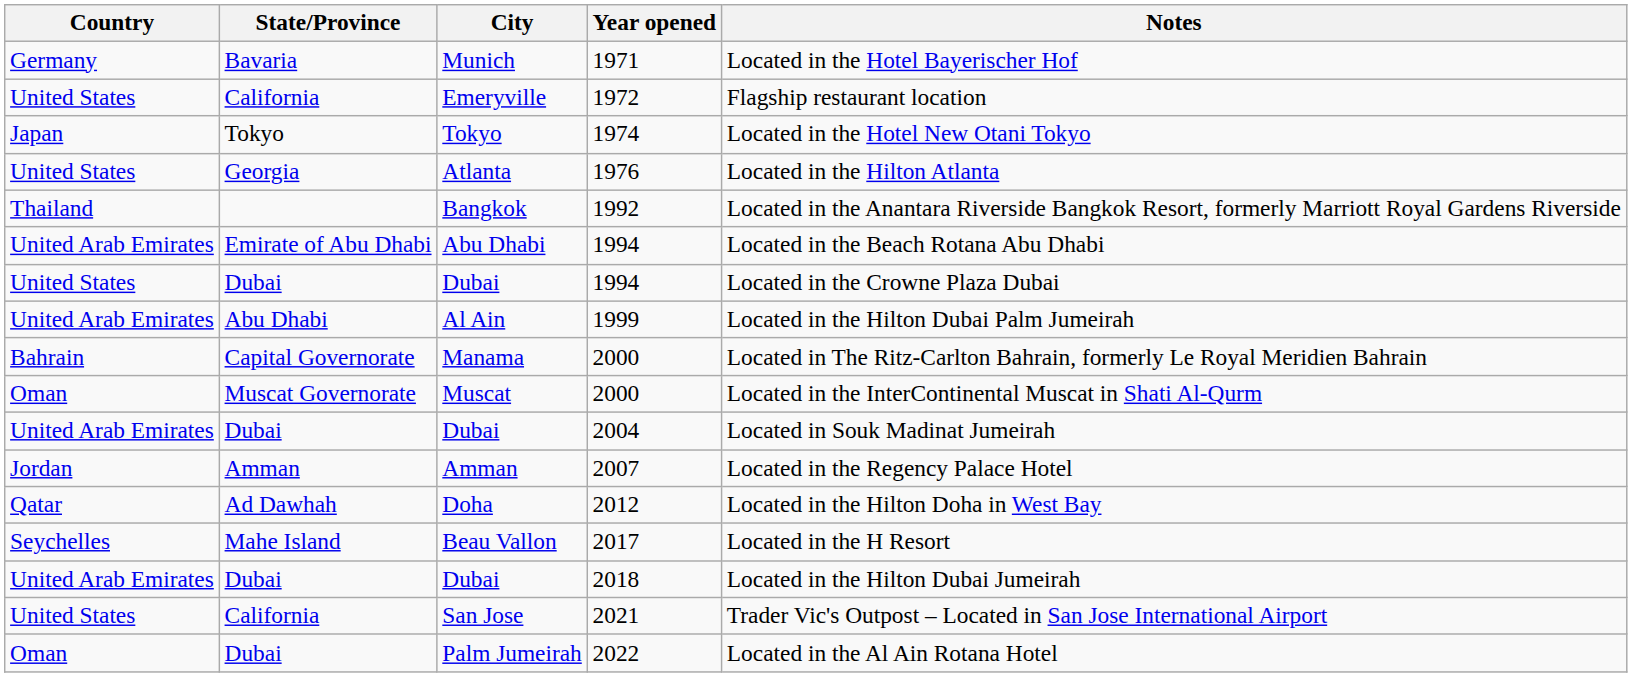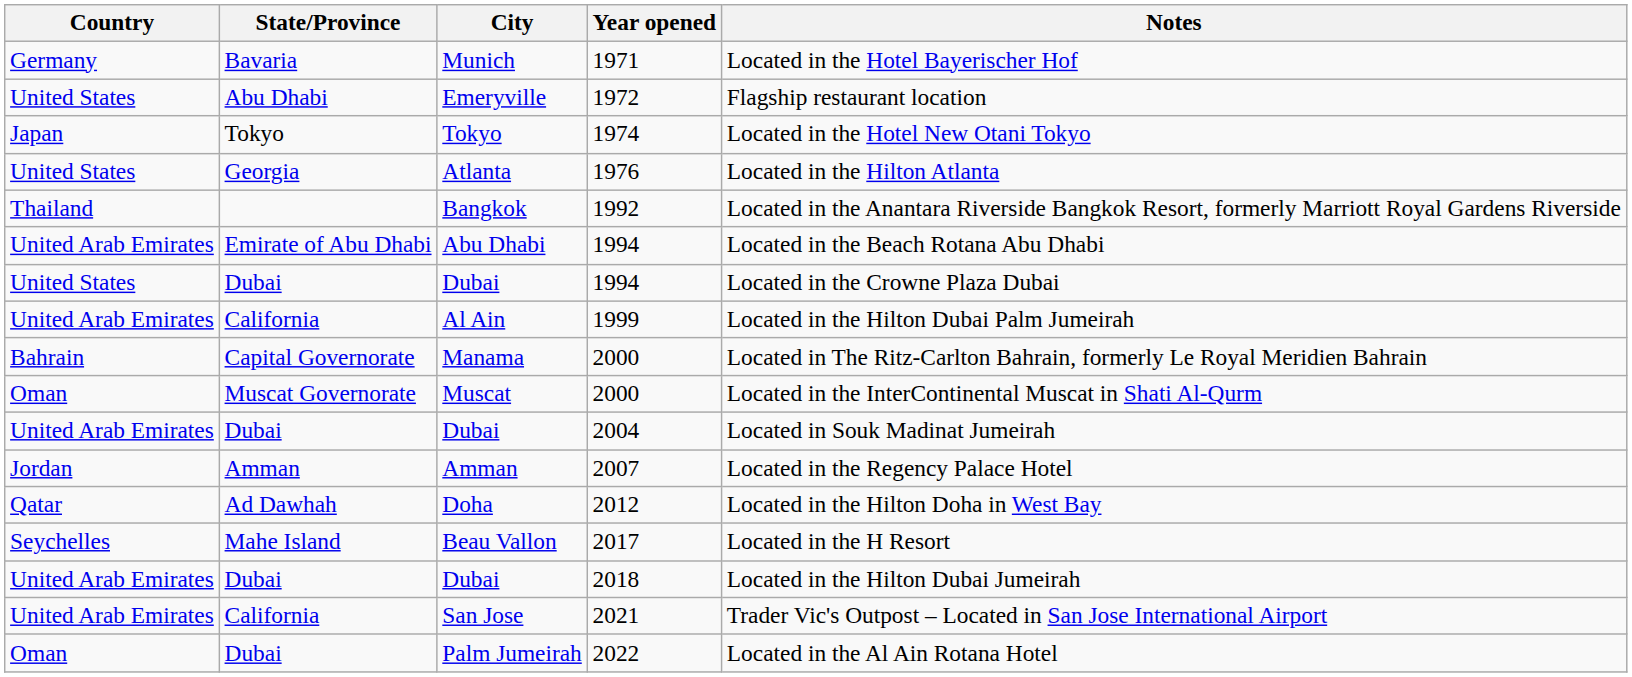(272, 97) California -> (276, 97) Abu Dhabi
(276, 319) Abu Dhabi -> (272, 319) California
(73, 615) United States -> (112, 615) United Arab Emirates
